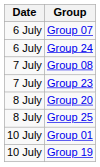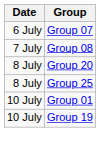- row: (70, 48)
- row: (70, 83)
